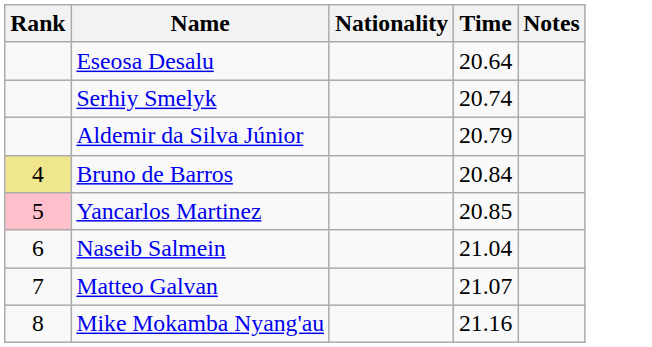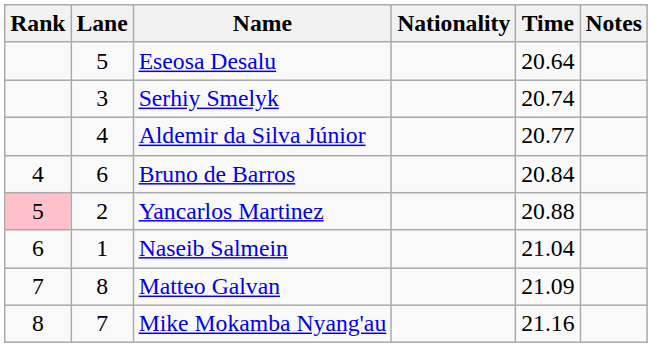+ column: (102, 23)
(486, 135) 20.79 -> (548, 135) 20.77
(38, 173) khaki background -> (38, 173) no background
(486, 211) 20.85 -> (548, 211) 20.88
(486, 286) 21.07 -> (548, 286) 21.09
